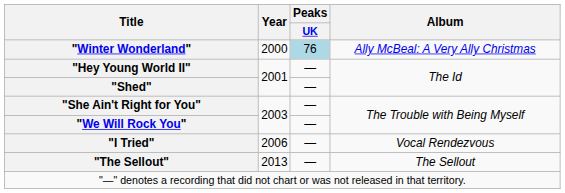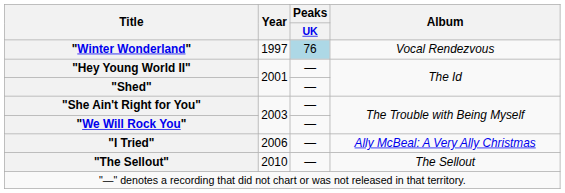(274, 49) 2000 -> (274, 49) 1997
(445, 49) Ally McBeal: A Very Ally Christmas -> (445, 49) Vocal Rendezvous
(445, 143) Vocal Rendezvous -> (445, 143) Ally McBeal: A Very Ally Christmas
(274, 162) 2013 -> (274, 162) 2010
